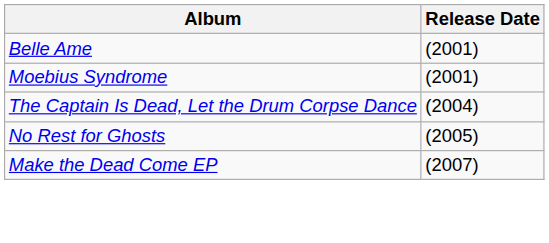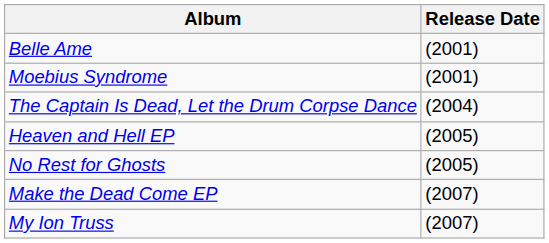+ row: (92, 135)
+ row: (61, 223)
